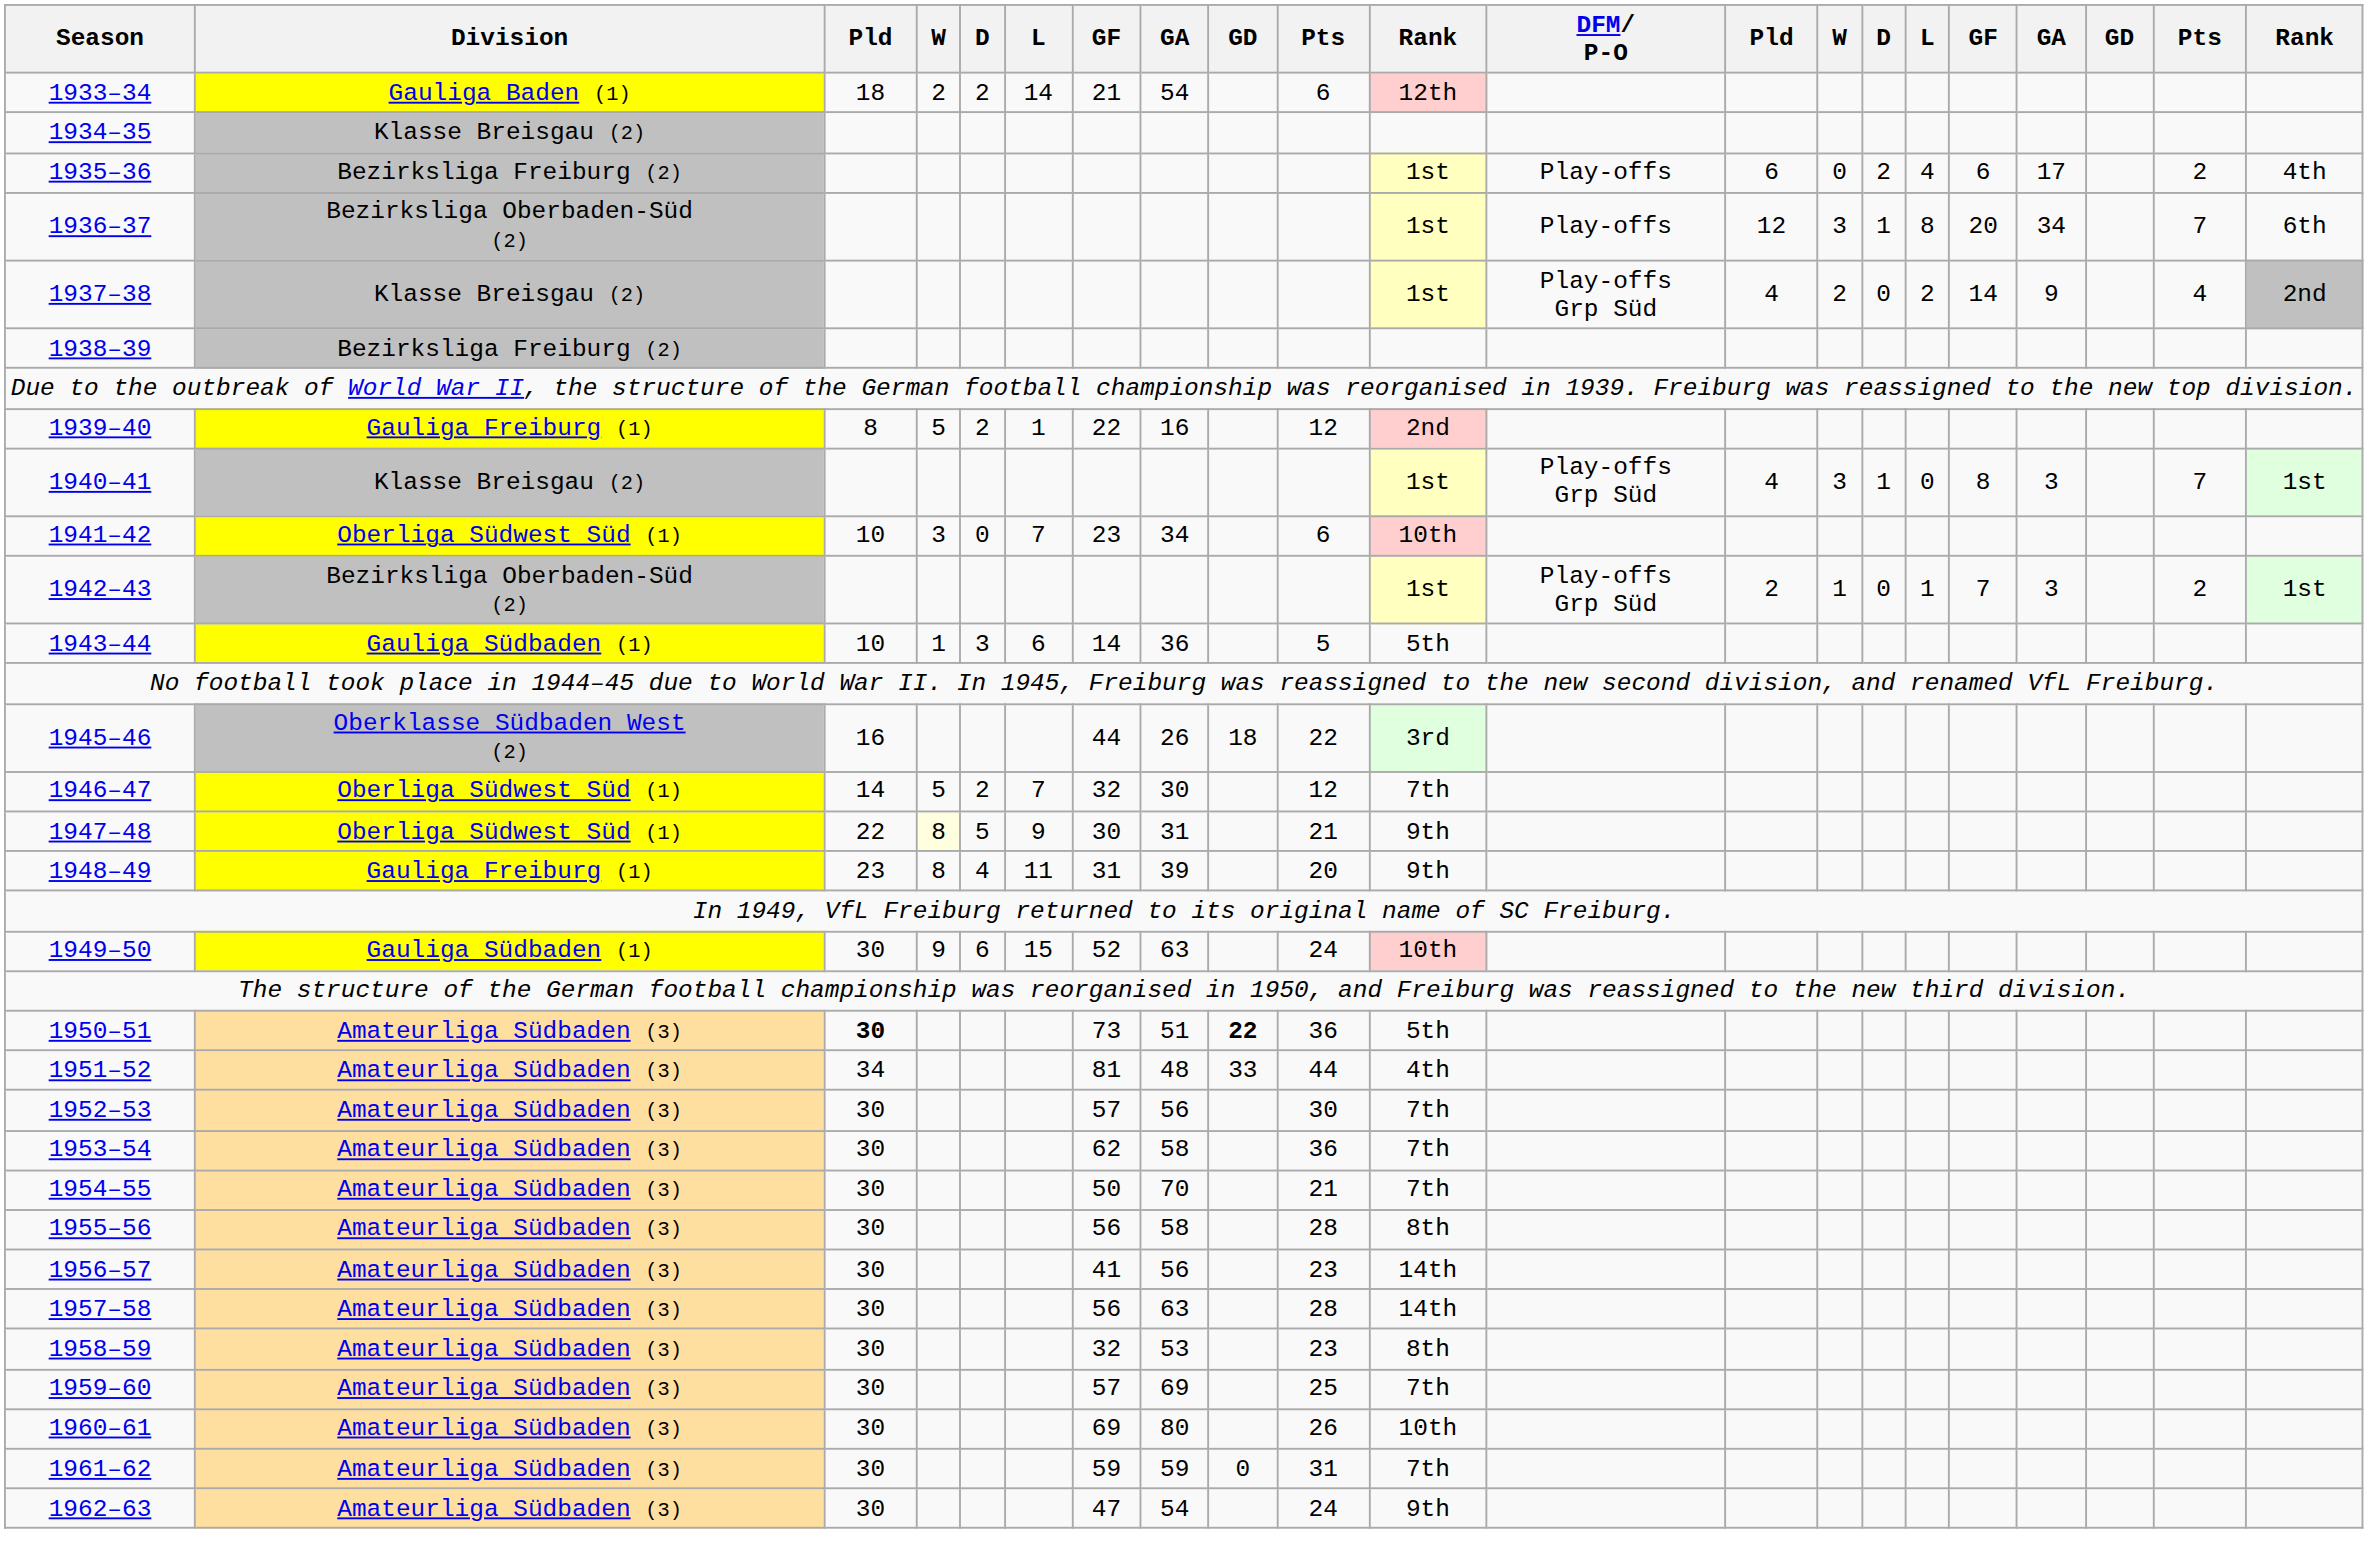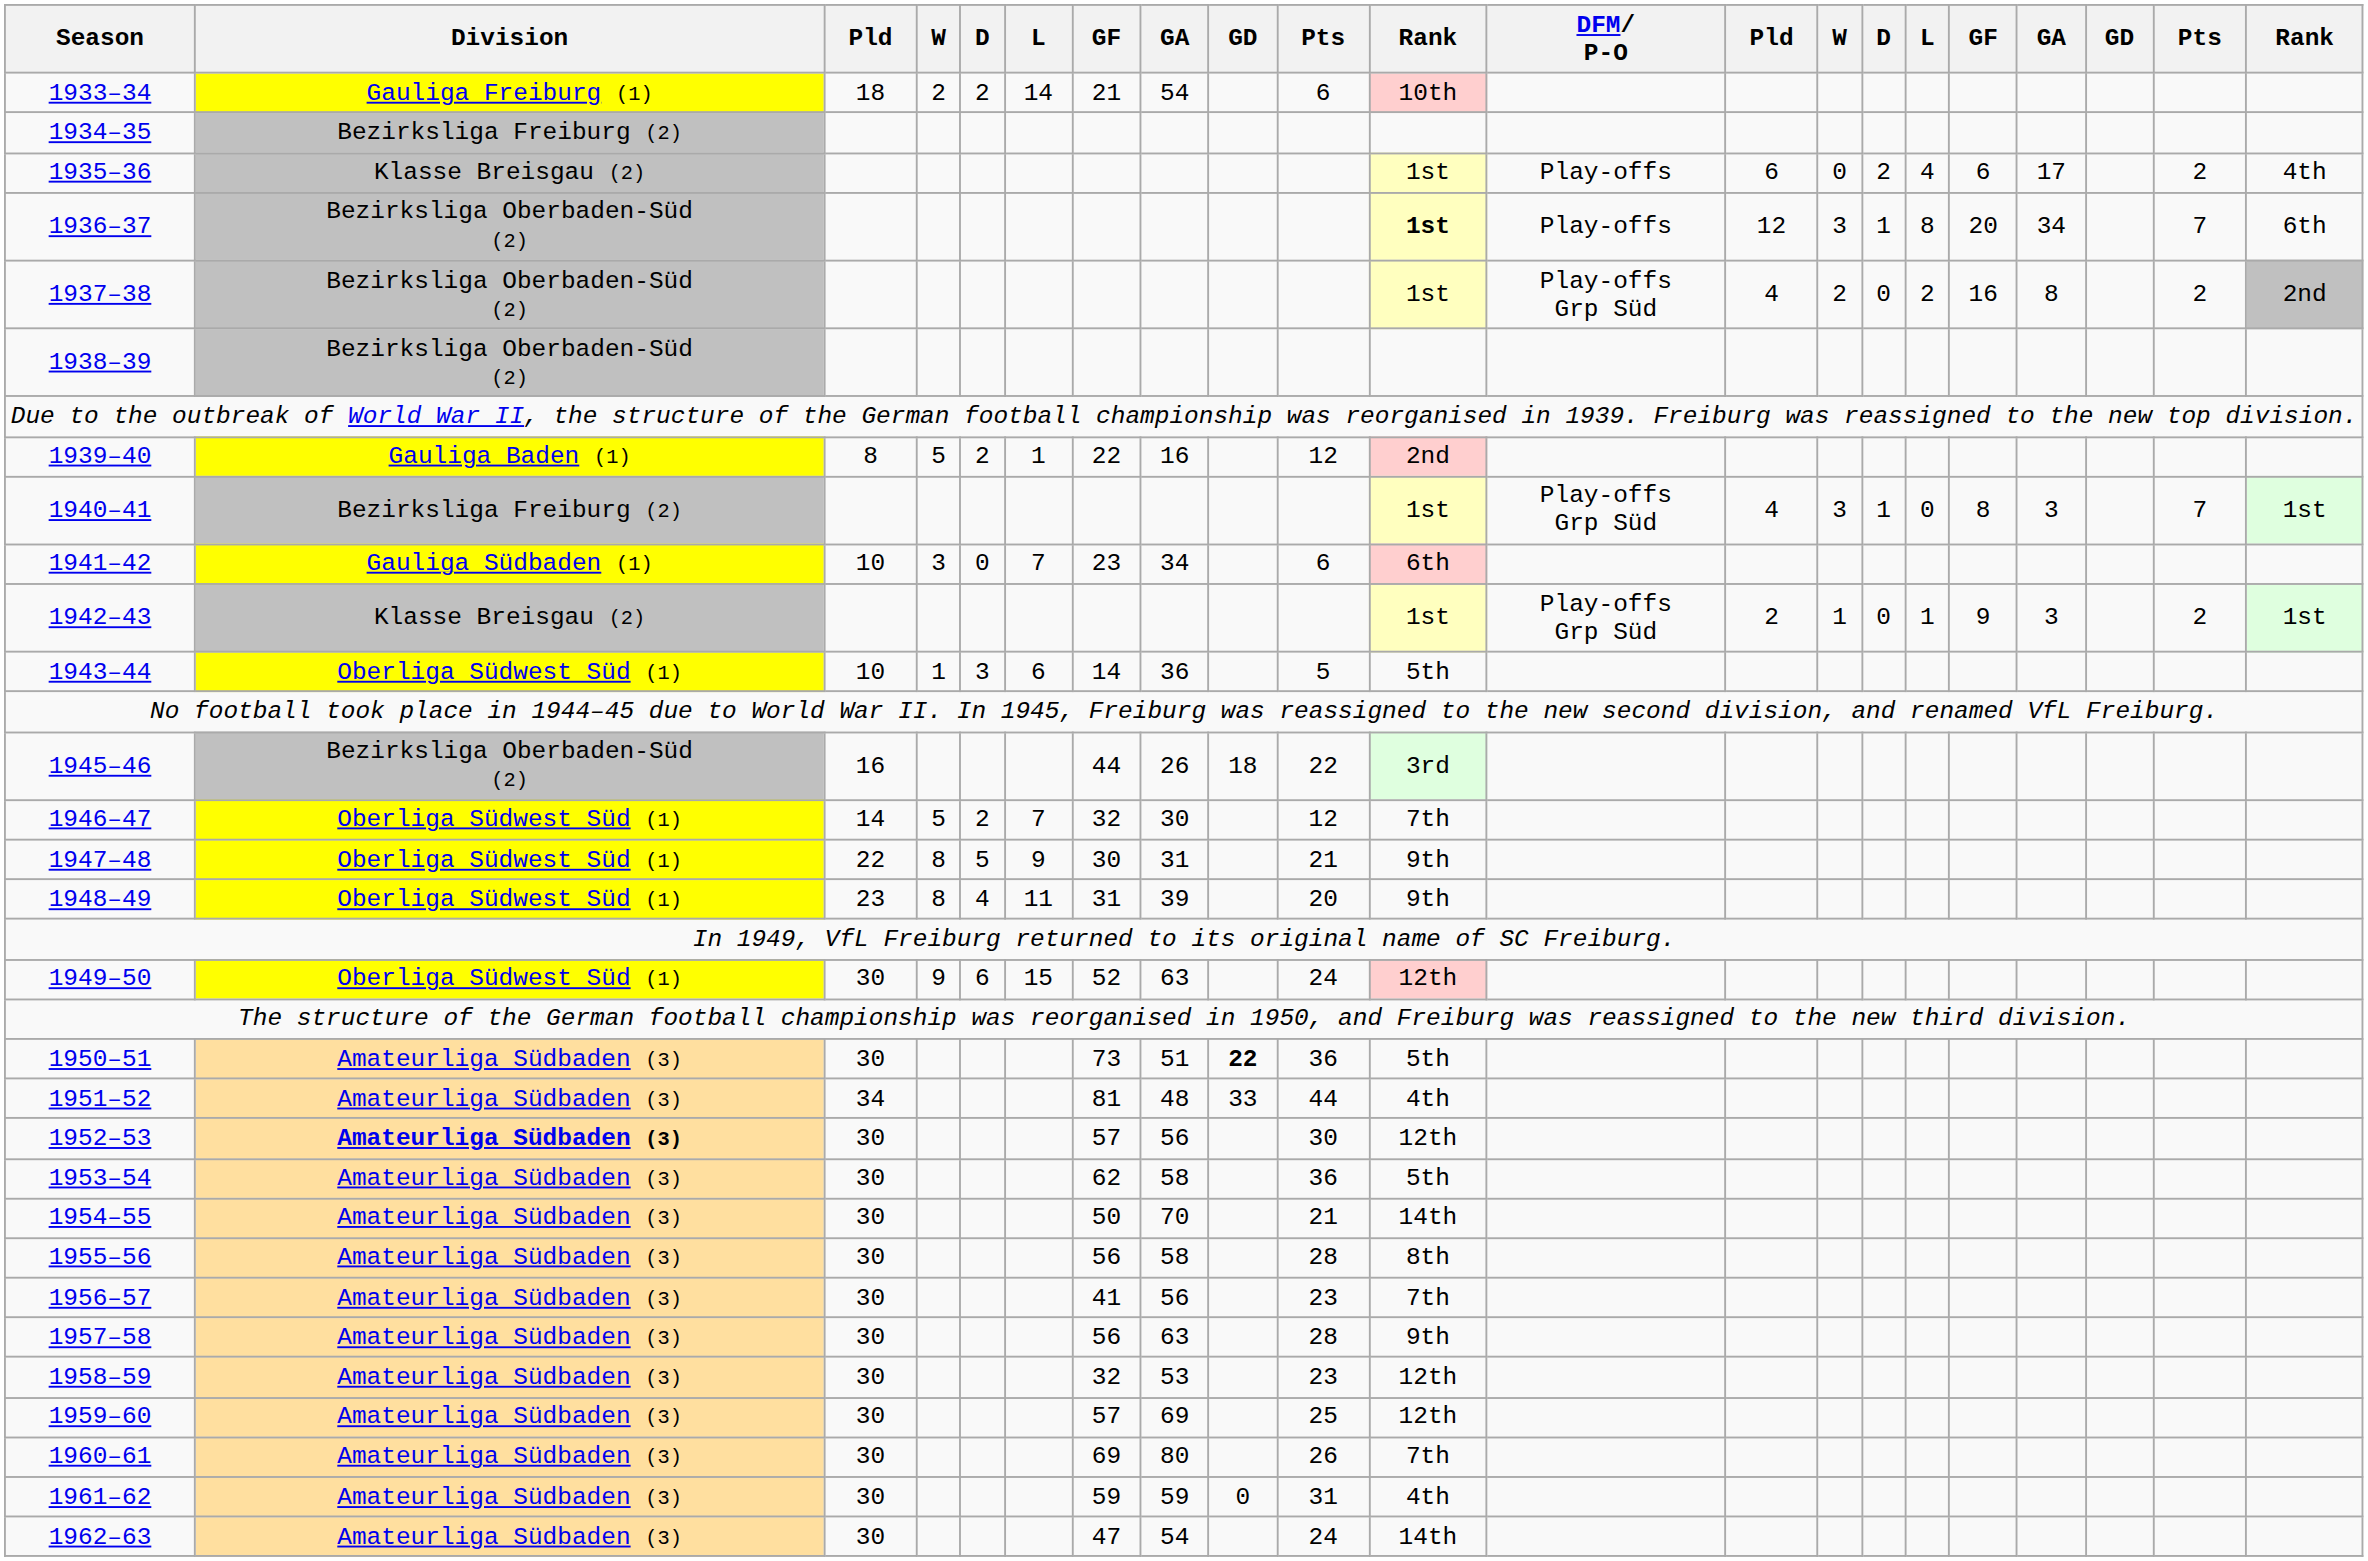(510, 93) Gauliga Baden (1) -> (510, 93) Gauliga Freiburg (1)
(1428, 93) 12th -> (1428, 93) 10th
(510, 133) Klasse Breisgau (2) -> (510, 133) Bezirksliga Freiburg (2)
(510, 173) Bezirksliga Freiburg (2) -> (510, 173) Klasse Breisgau (2)
(1428, 226) normal -> (1428, 226) bold
(510, 295) Klasse Breisgau (2) -> (510, 294) Bezirksliga Oberbaden-Süd (2)
(1983, 295) 14 -> (1983, 295) 16
(2051, 295) 9 -> (2051, 295) 8
(2200, 295) 4 -> (2200, 295) 2
(510, 348) Bezirksliga Freiburg (2) -> (510, 362) Bezirksliga Oberbaden-Süd (2)
(510, 428) Gauliga Freiburg (1) -> (510, 456) Gauliga Baden (1)
(510, 482) Klasse Breisgau (2) -> (510, 510) Bezirksliga Freiburg (2)
(510, 536) Oberliga Südwest Süd (1) -> (510, 564) Gauliga Südbaden (1)
(1428, 536) 10th -> (1428, 564) 6th
(510, 589) Bezirksliga Oberbaden-Süd (2) -> (510, 618) Klasse Breisgau (2)
(1983, 590) 7 -> (1983, 618) 9
(510, 644) Gauliga Südbaden (1) -> (510, 672) Oberliga Südwest Süd (1)
(510, 737) Oberklasse Südbaden West (2) -> (510, 765) Bezirksliga Oberbaden-Süd (2)
(939, 831) lightyellow background -> (939, 860) no background
(510, 871) Gauliga Freiburg (1) -> (510, 899) Oberliga Südwest Süd (1)
(510, 951) Gauliga Südbaden (1) -> (510, 979) Oberliga Südwest Süd (1)
(1428, 951) 10th -> (1428, 979) 12th
(870, 1031) bold -> (870, 1059) normal
(510, 1110) normal -> (510, 1138) bold
(1428, 1110) 7th -> (1428, 1138) 12th
(1428, 1150) 7th -> (1428, 1178) 5th
(1428, 1190) 7th -> (1428, 1218) 14th
(1428, 1270) 14th -> (1428, 1298) 7th
(1428, 1309) 14th -> (1428, 1338) 9th
(1428, 1349) 8th -> (1428, 1377) 12th
(1428, 1389) 7th -> (1428, 1417) 12th
(1428, 1429) 10th -> (1428, 1457) 7th
(1428, 1469) 7th -> (1428, 1497) 4th
(1428, 1509) 9th -> (1428, 1537) 14th
